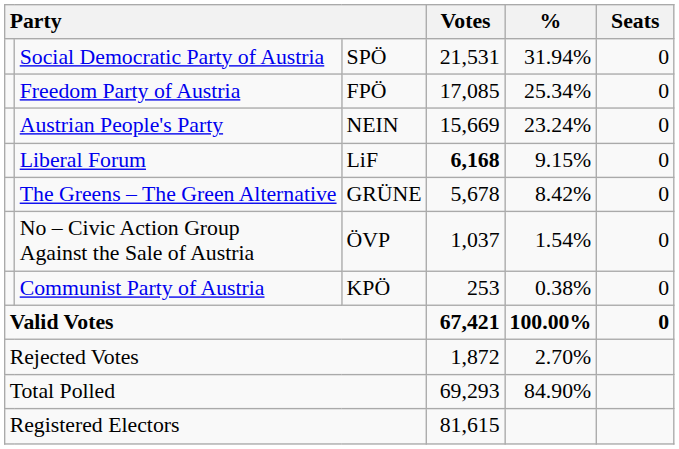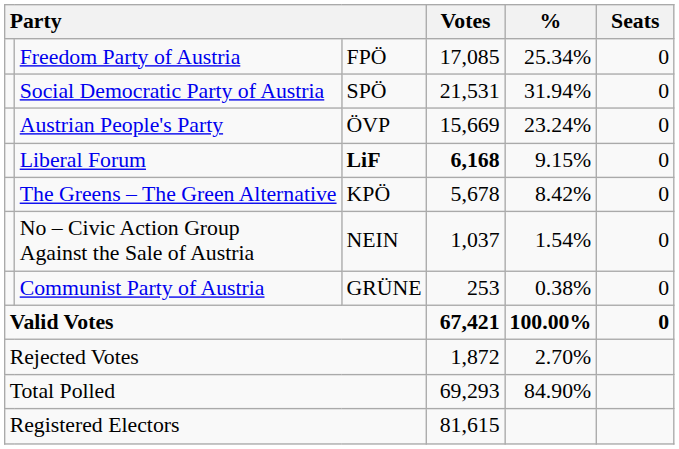rows swapped: (172, 56) <-> (130, 90)
(373, 125) NEIN -> (368, 125) ÖVP
(362, 159) normal -> (363, 159) bold
(384, 194) GRÜNE -> (368, 194) KPÖ
(368, 241) ÖVP -> (373, 241) NEIN
(368, 287) KPÖ -> (384, 287) GRÜNE
